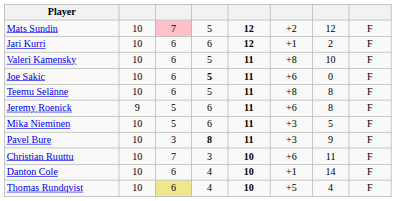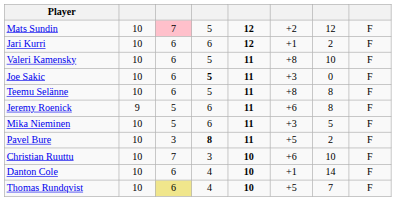(291, 76) +6 -> (291, 76) +3
(291, 140) +3 -> (291, 140) +5
(331, 140) 9 -> (331, 140) 2
(331, 156) 11 -> (331, 156) 10
(331, 188) 4 -> (331, 188) 7
